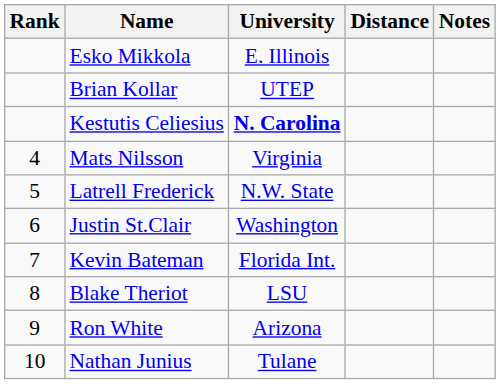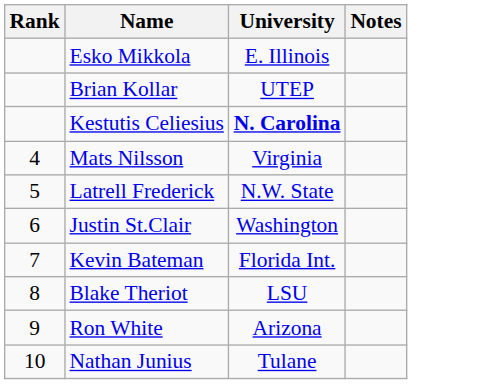- column: (390, 21)
